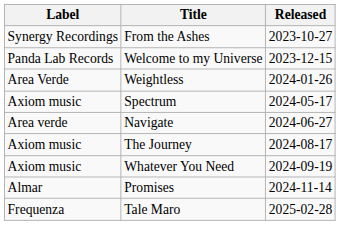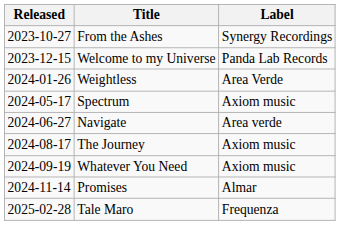columns swapped: (301, 15) <-> (63, 15)
